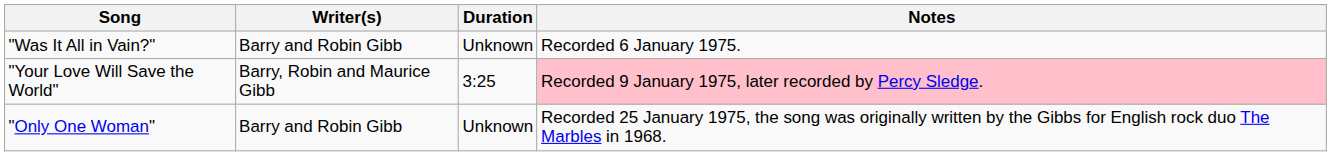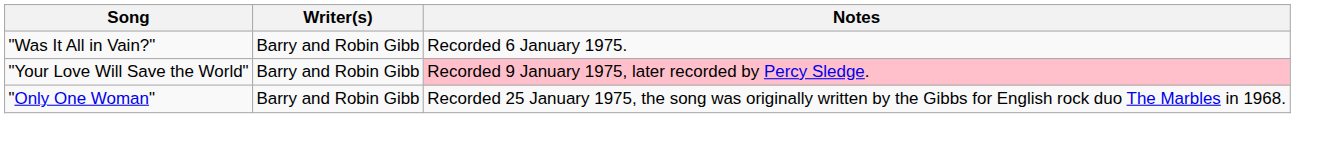- column: (498, 17)
(335, 81) Barry, Robin and Maurice Gibb -> (338, 71) Barry and Robin Gibb
